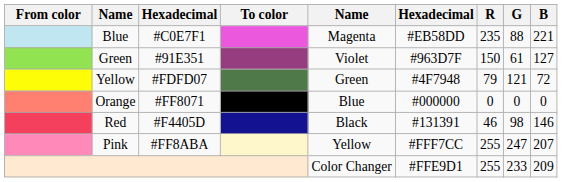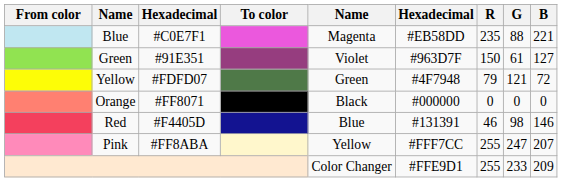(352, 101) Blue -> (352, 101) Black
(352, 123) Black -> (352, 123) Blue
